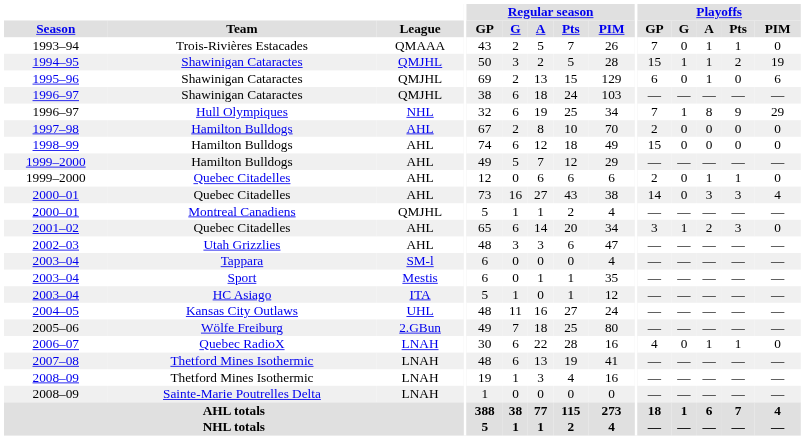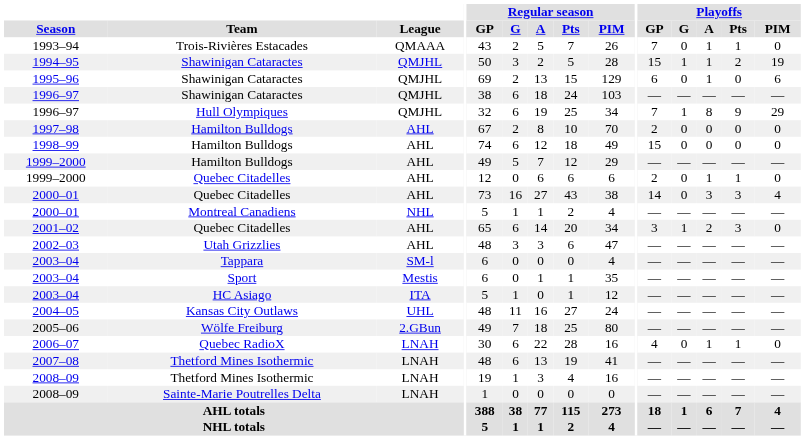(420, 111) NHL -> (420, 111) QMJHL
(420, 211) QMJHL -> (420, 211) NHL
